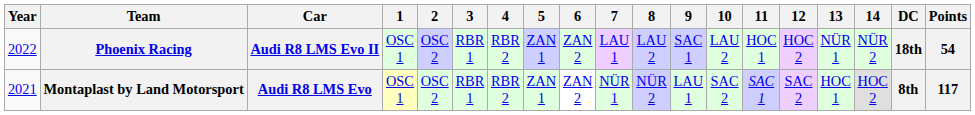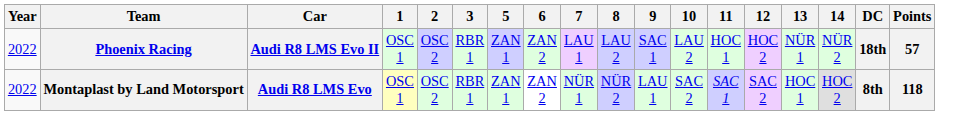- column: (505, 16)
(948, 49) 54 -> (912, 49) 57
(22, 89) 2021 -> (22, 89) 2022
(948, 89) 117 -> (912, 89) 118
